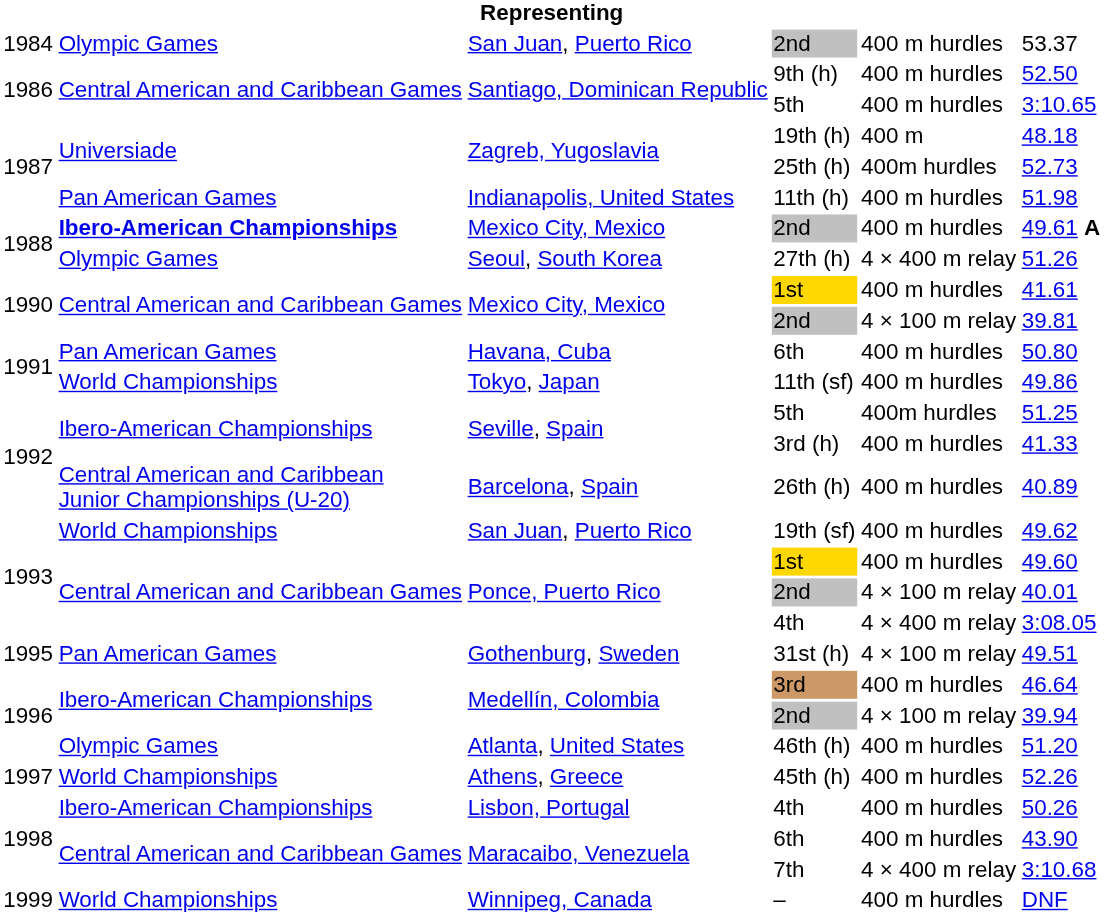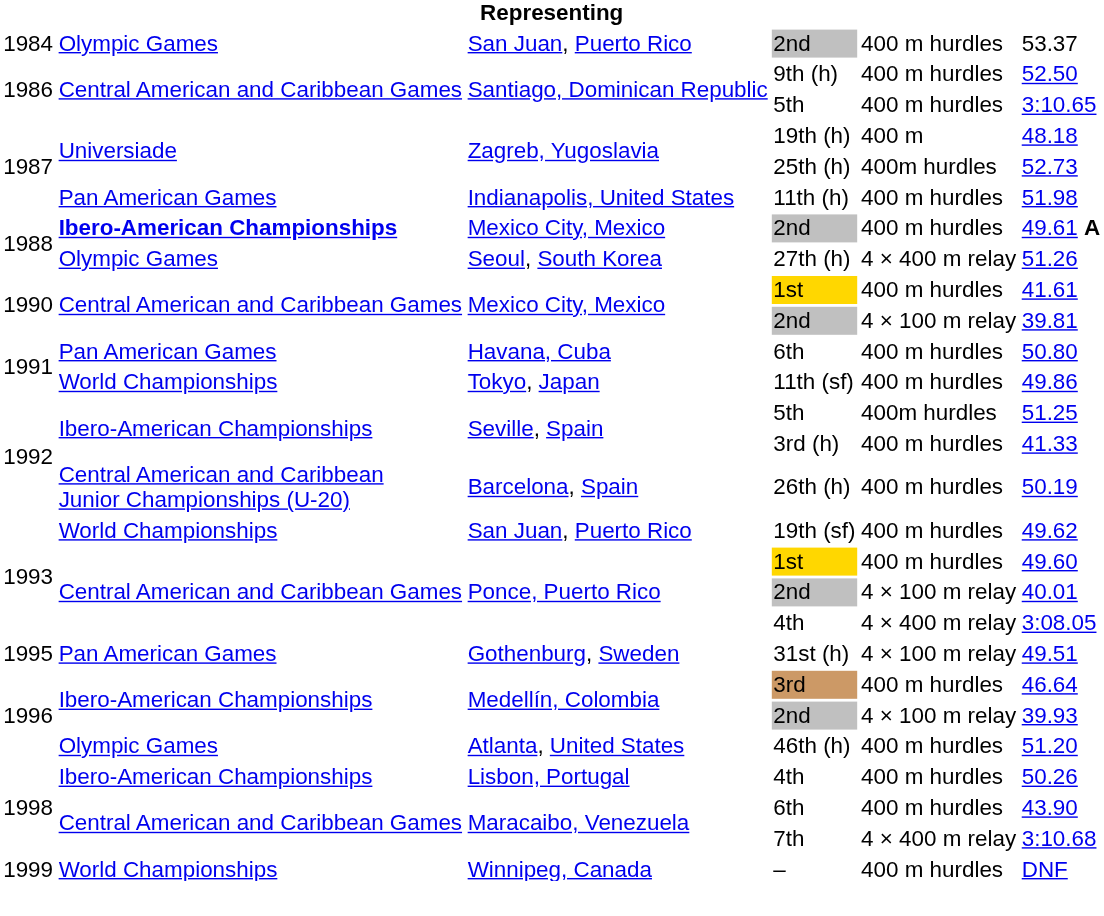(1050, 487) 40.89 -> (1050, 487) 50.19
(1050, 715) 39.94 -> (1050, 715) 39.93
- row: (28, 776)
